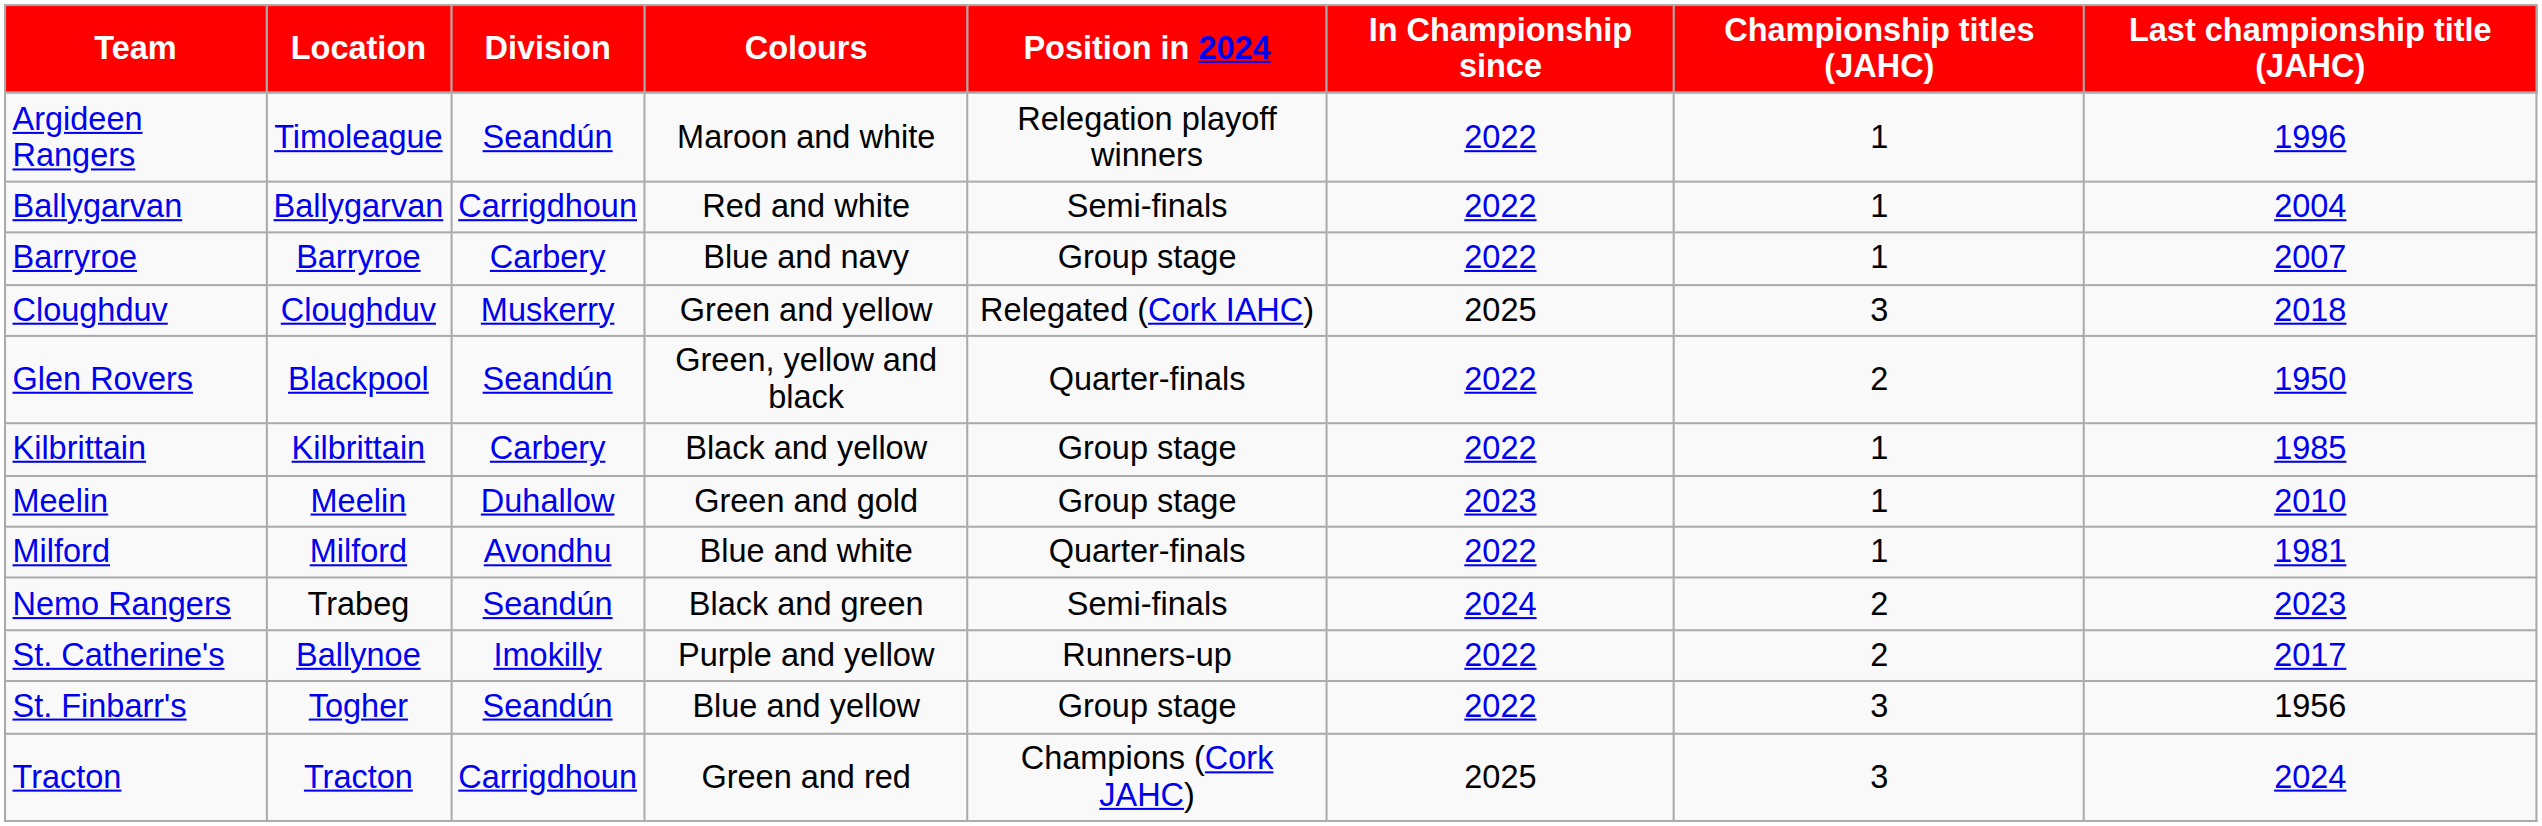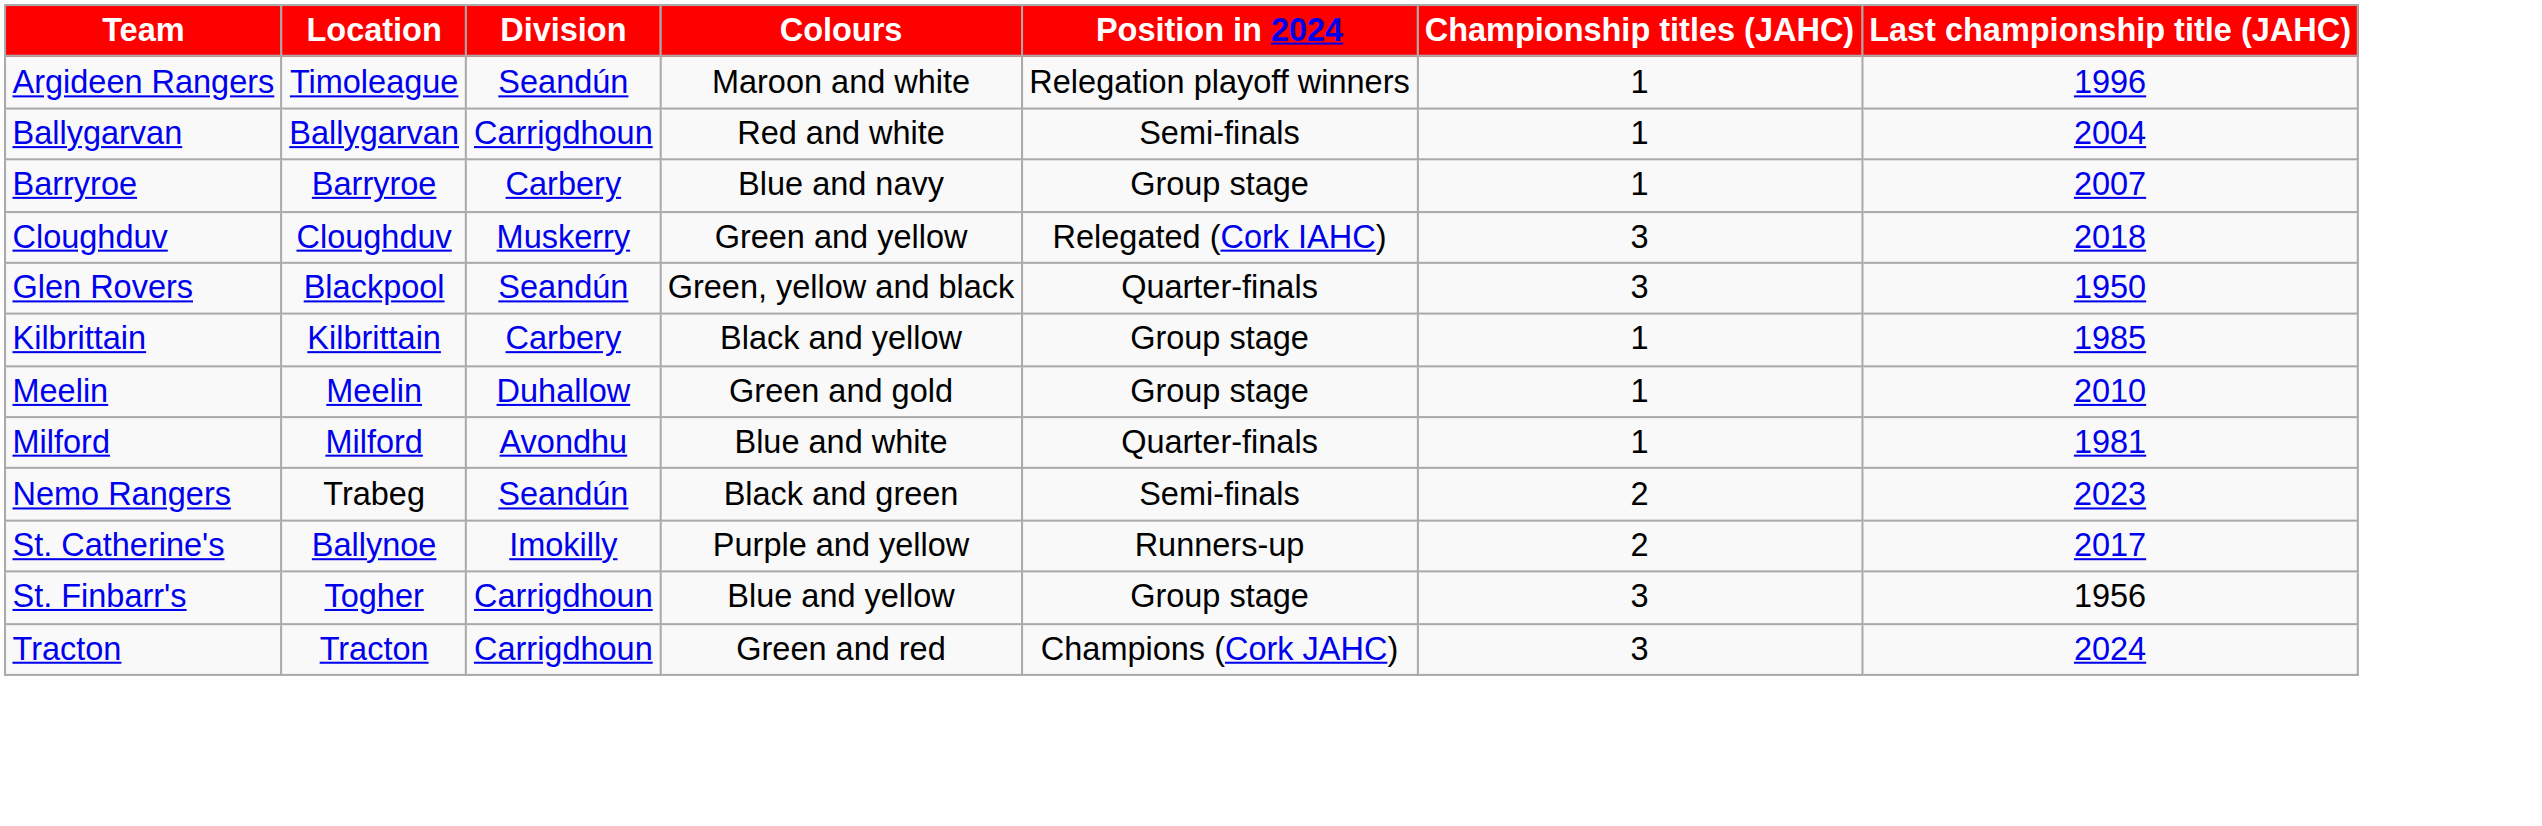- column: (1500, 48)
(1879, 379) 2 -> (1639, 287) 3
(548, 706) Seandún -> (563, 596) Carrigdhoun
